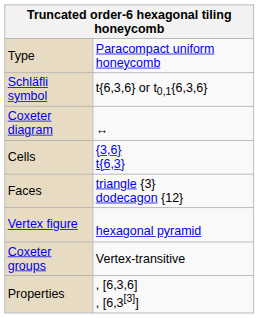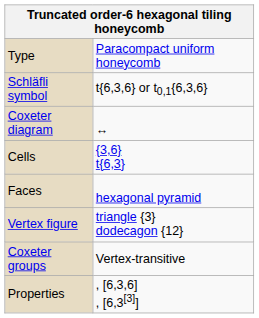(140, 191) triangle {3} dodecagon {12} -> (149, 198) hexagonal pyramid
(149, 231) hexagonal pyramid -> (140, 224) triangle {3} dodecagon {12}
